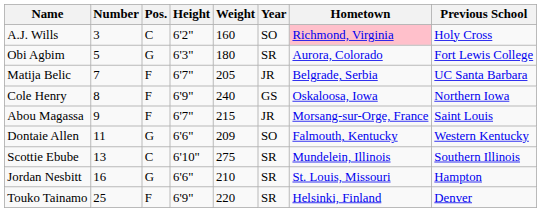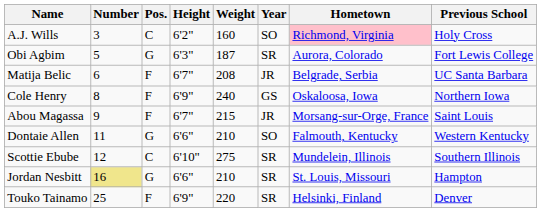(226, 55) 180 -> (226, 55) 187
(97, 75) 7 -> (97, 75) 6
(226, 75) 205 -> (226, 75) 208
(226, 136) 209 -> (226, 136) 210
(100, 156) 13 -> (100, 156) 12
(100, 177) no background -> (100, 177) khaki background
